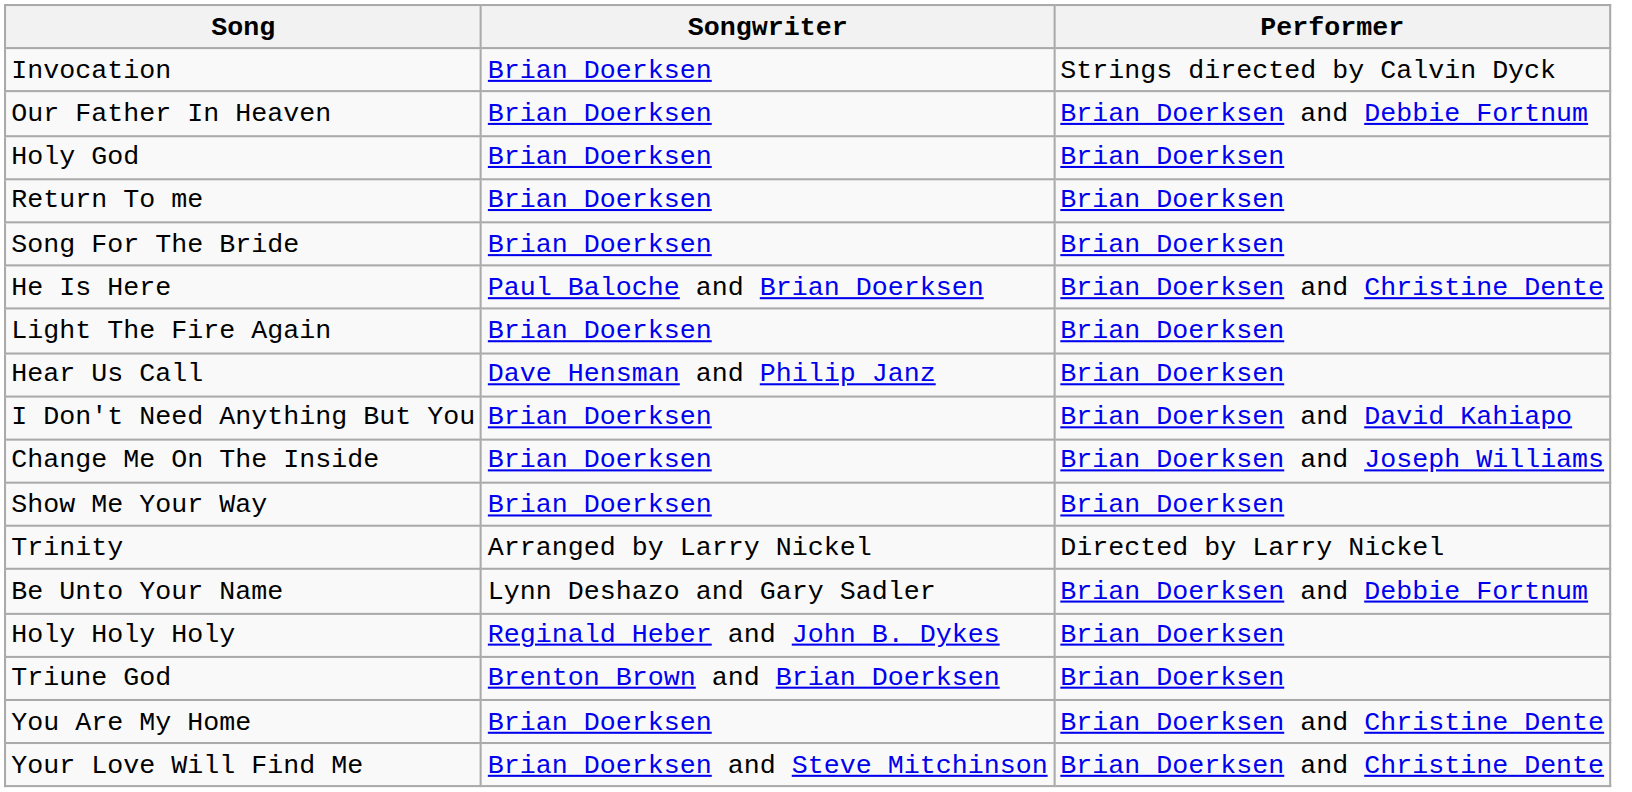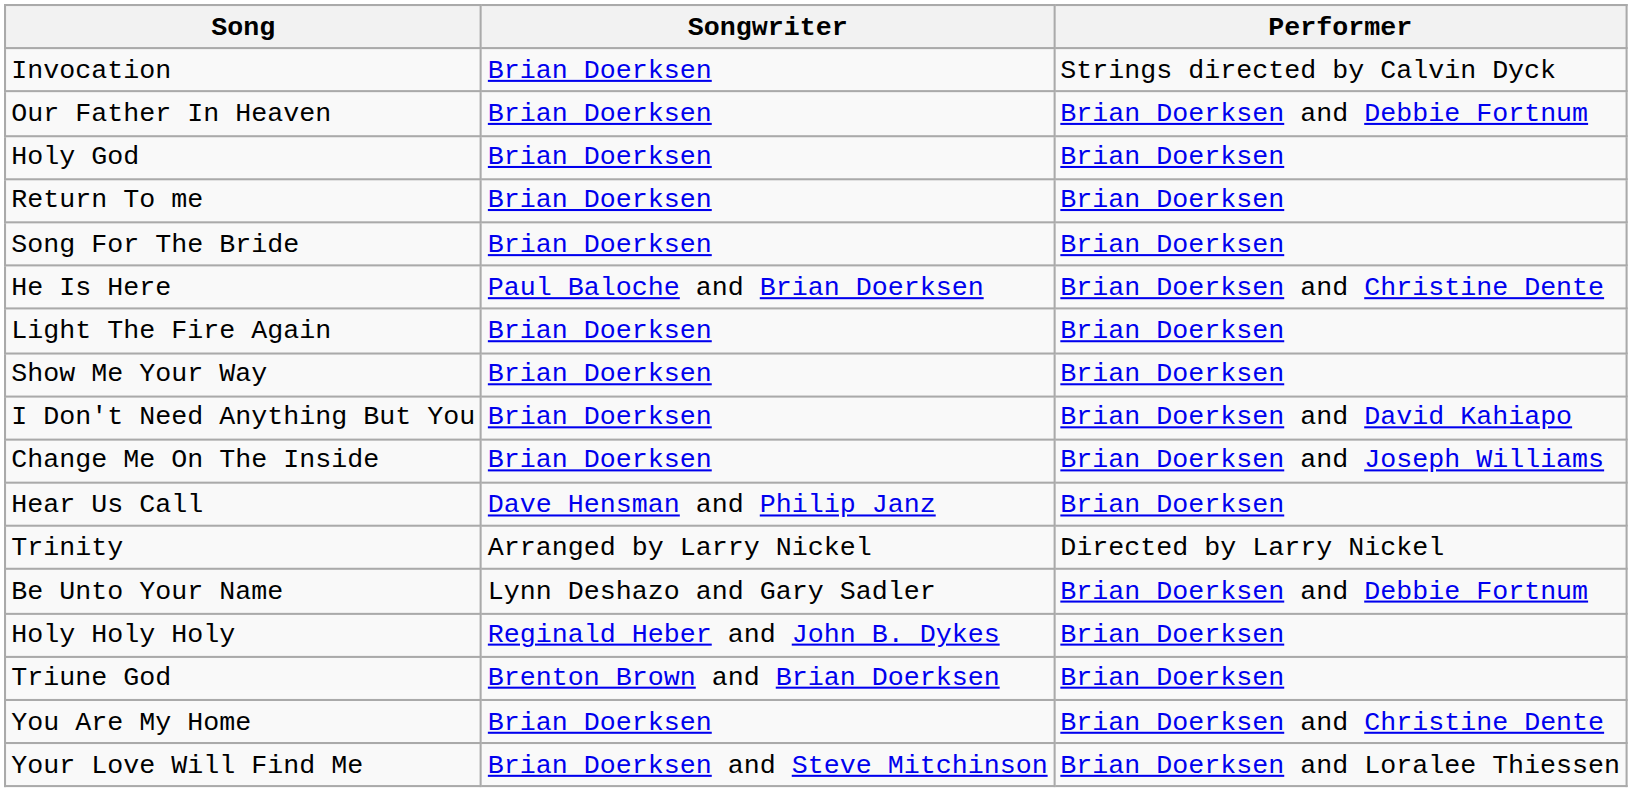rows swapped: (107, 374) <-> (139, 505)
(1332, 765) Brian Doerksen and Christine Dente -> (1340, 765) Brian Doerksen and Loralee Thiessen
